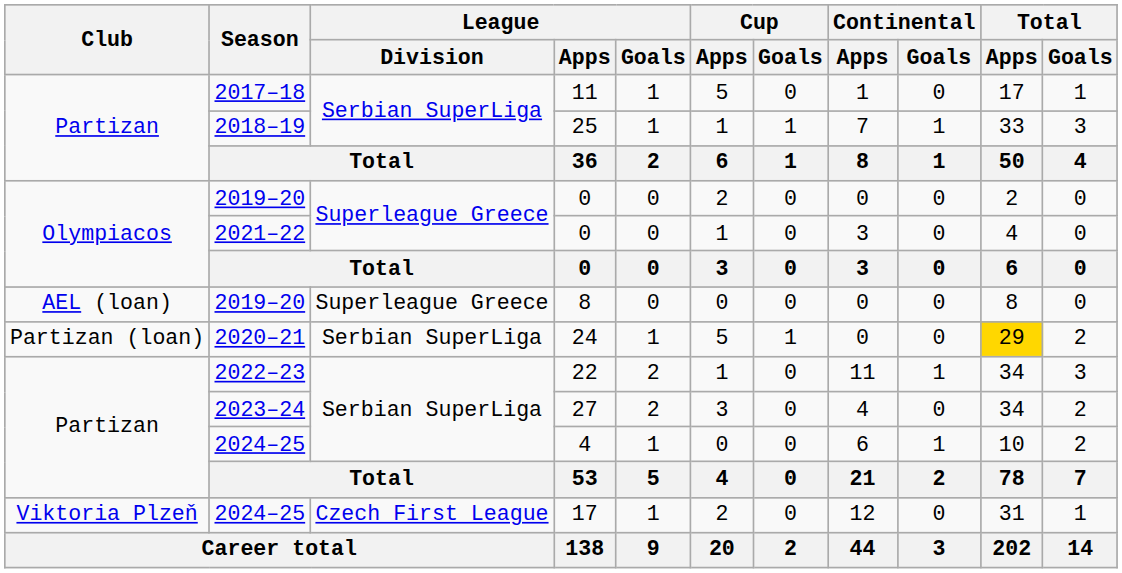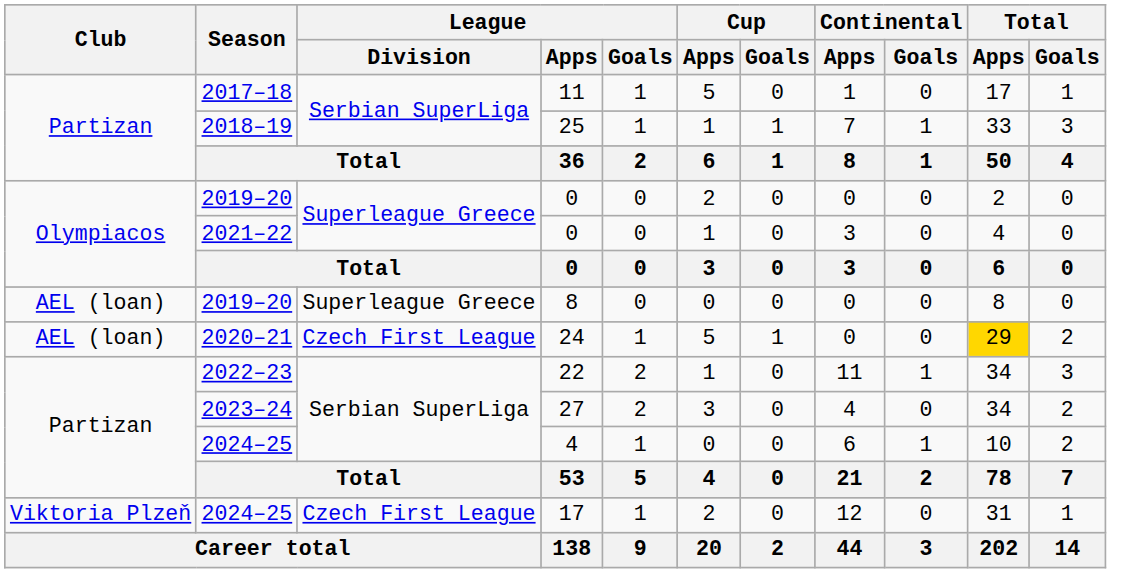(107, 339) Partizan (loan) -> (101, 339) AEL (loan)
(432, 339) Serbian SuperLiga -> (419, 339) Czech First League
